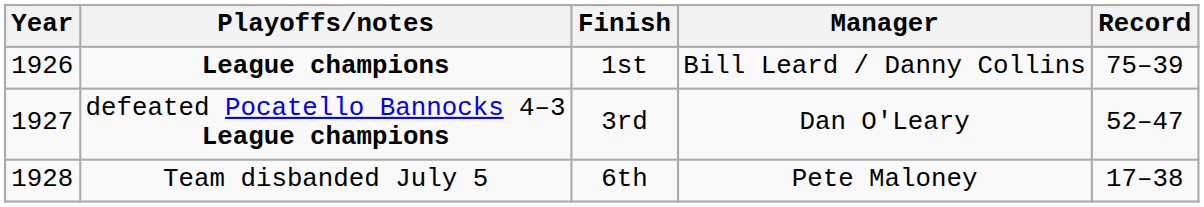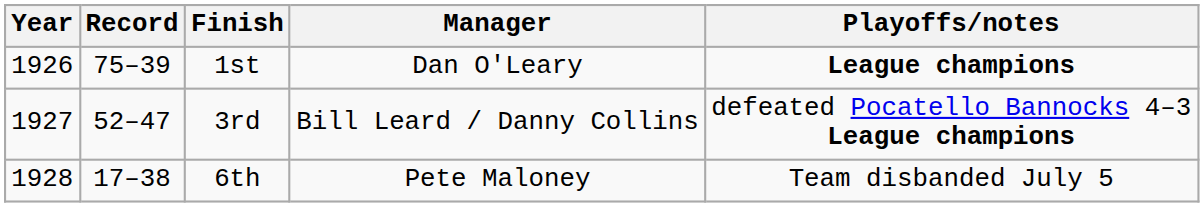columns swapped: (1145, 26) <-> (326, 26)
(885, 68) Bill Leard / Danny Collins -> (498, 68) Dan O'Leary
(885, 124) Dan O'Leary -> (498, 124) Bill Leard / Danny Collins
